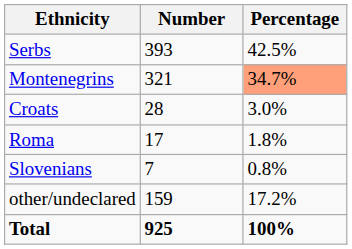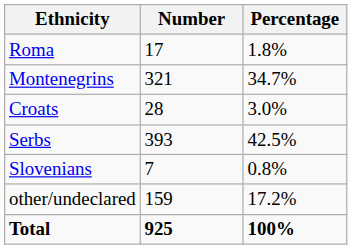rows swapped: (30, 49) <-> (31, 139)
(272, 79) lightsalmon background -> (272, 79) no background
